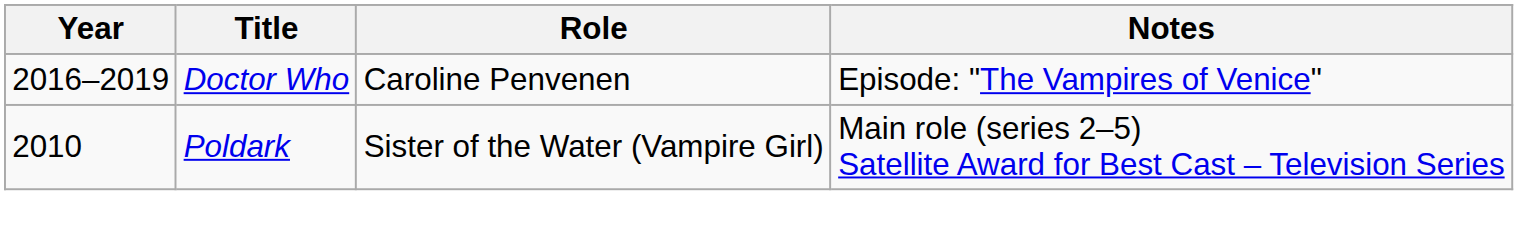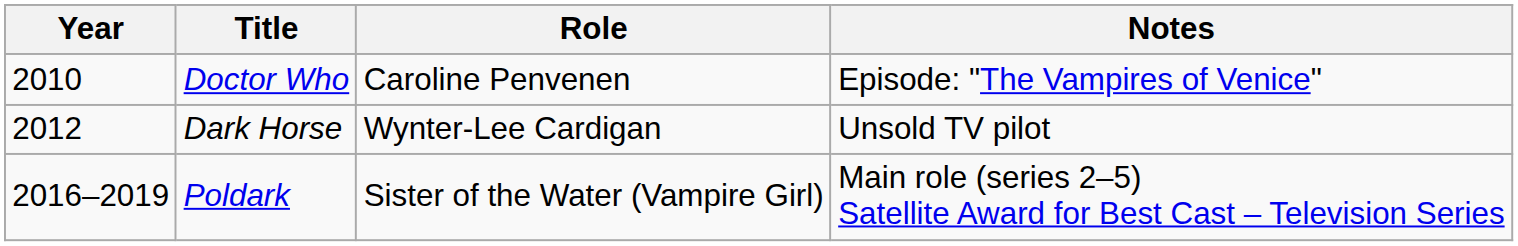(91, 79) 2016–2019 -> (47, 79) 2010
+ row: (263, 128)
(47, 146) 2010 -> (91, 196) 2016–2019
